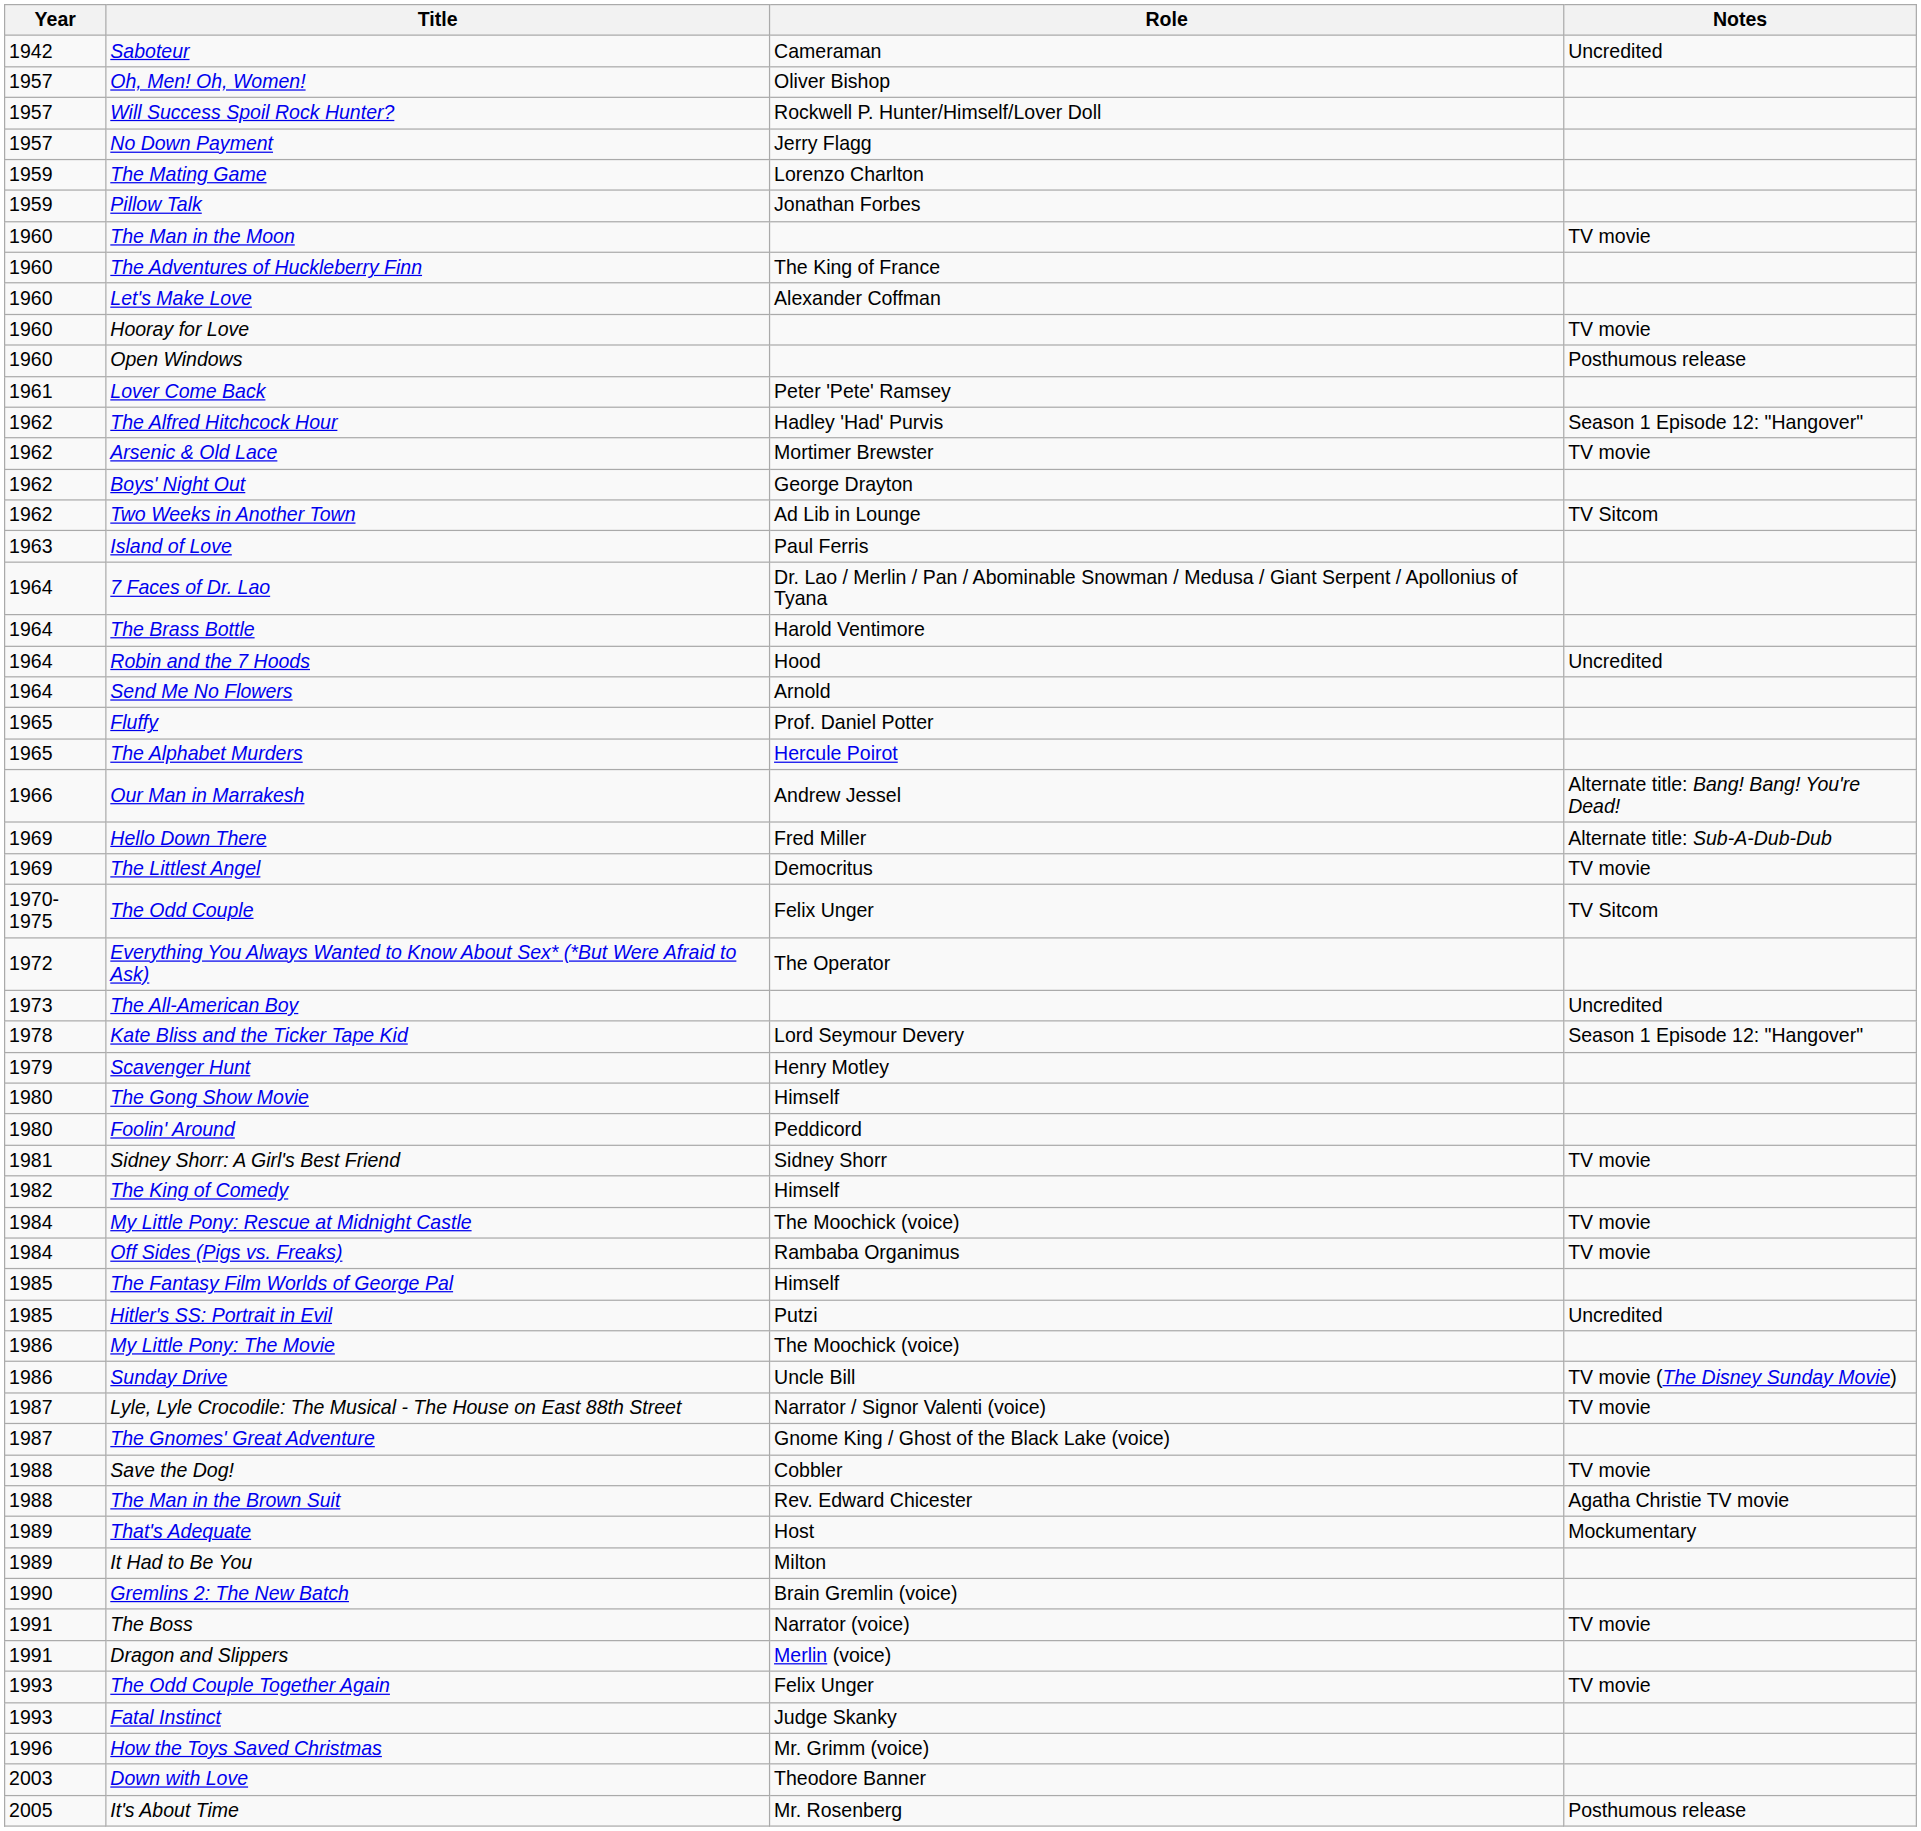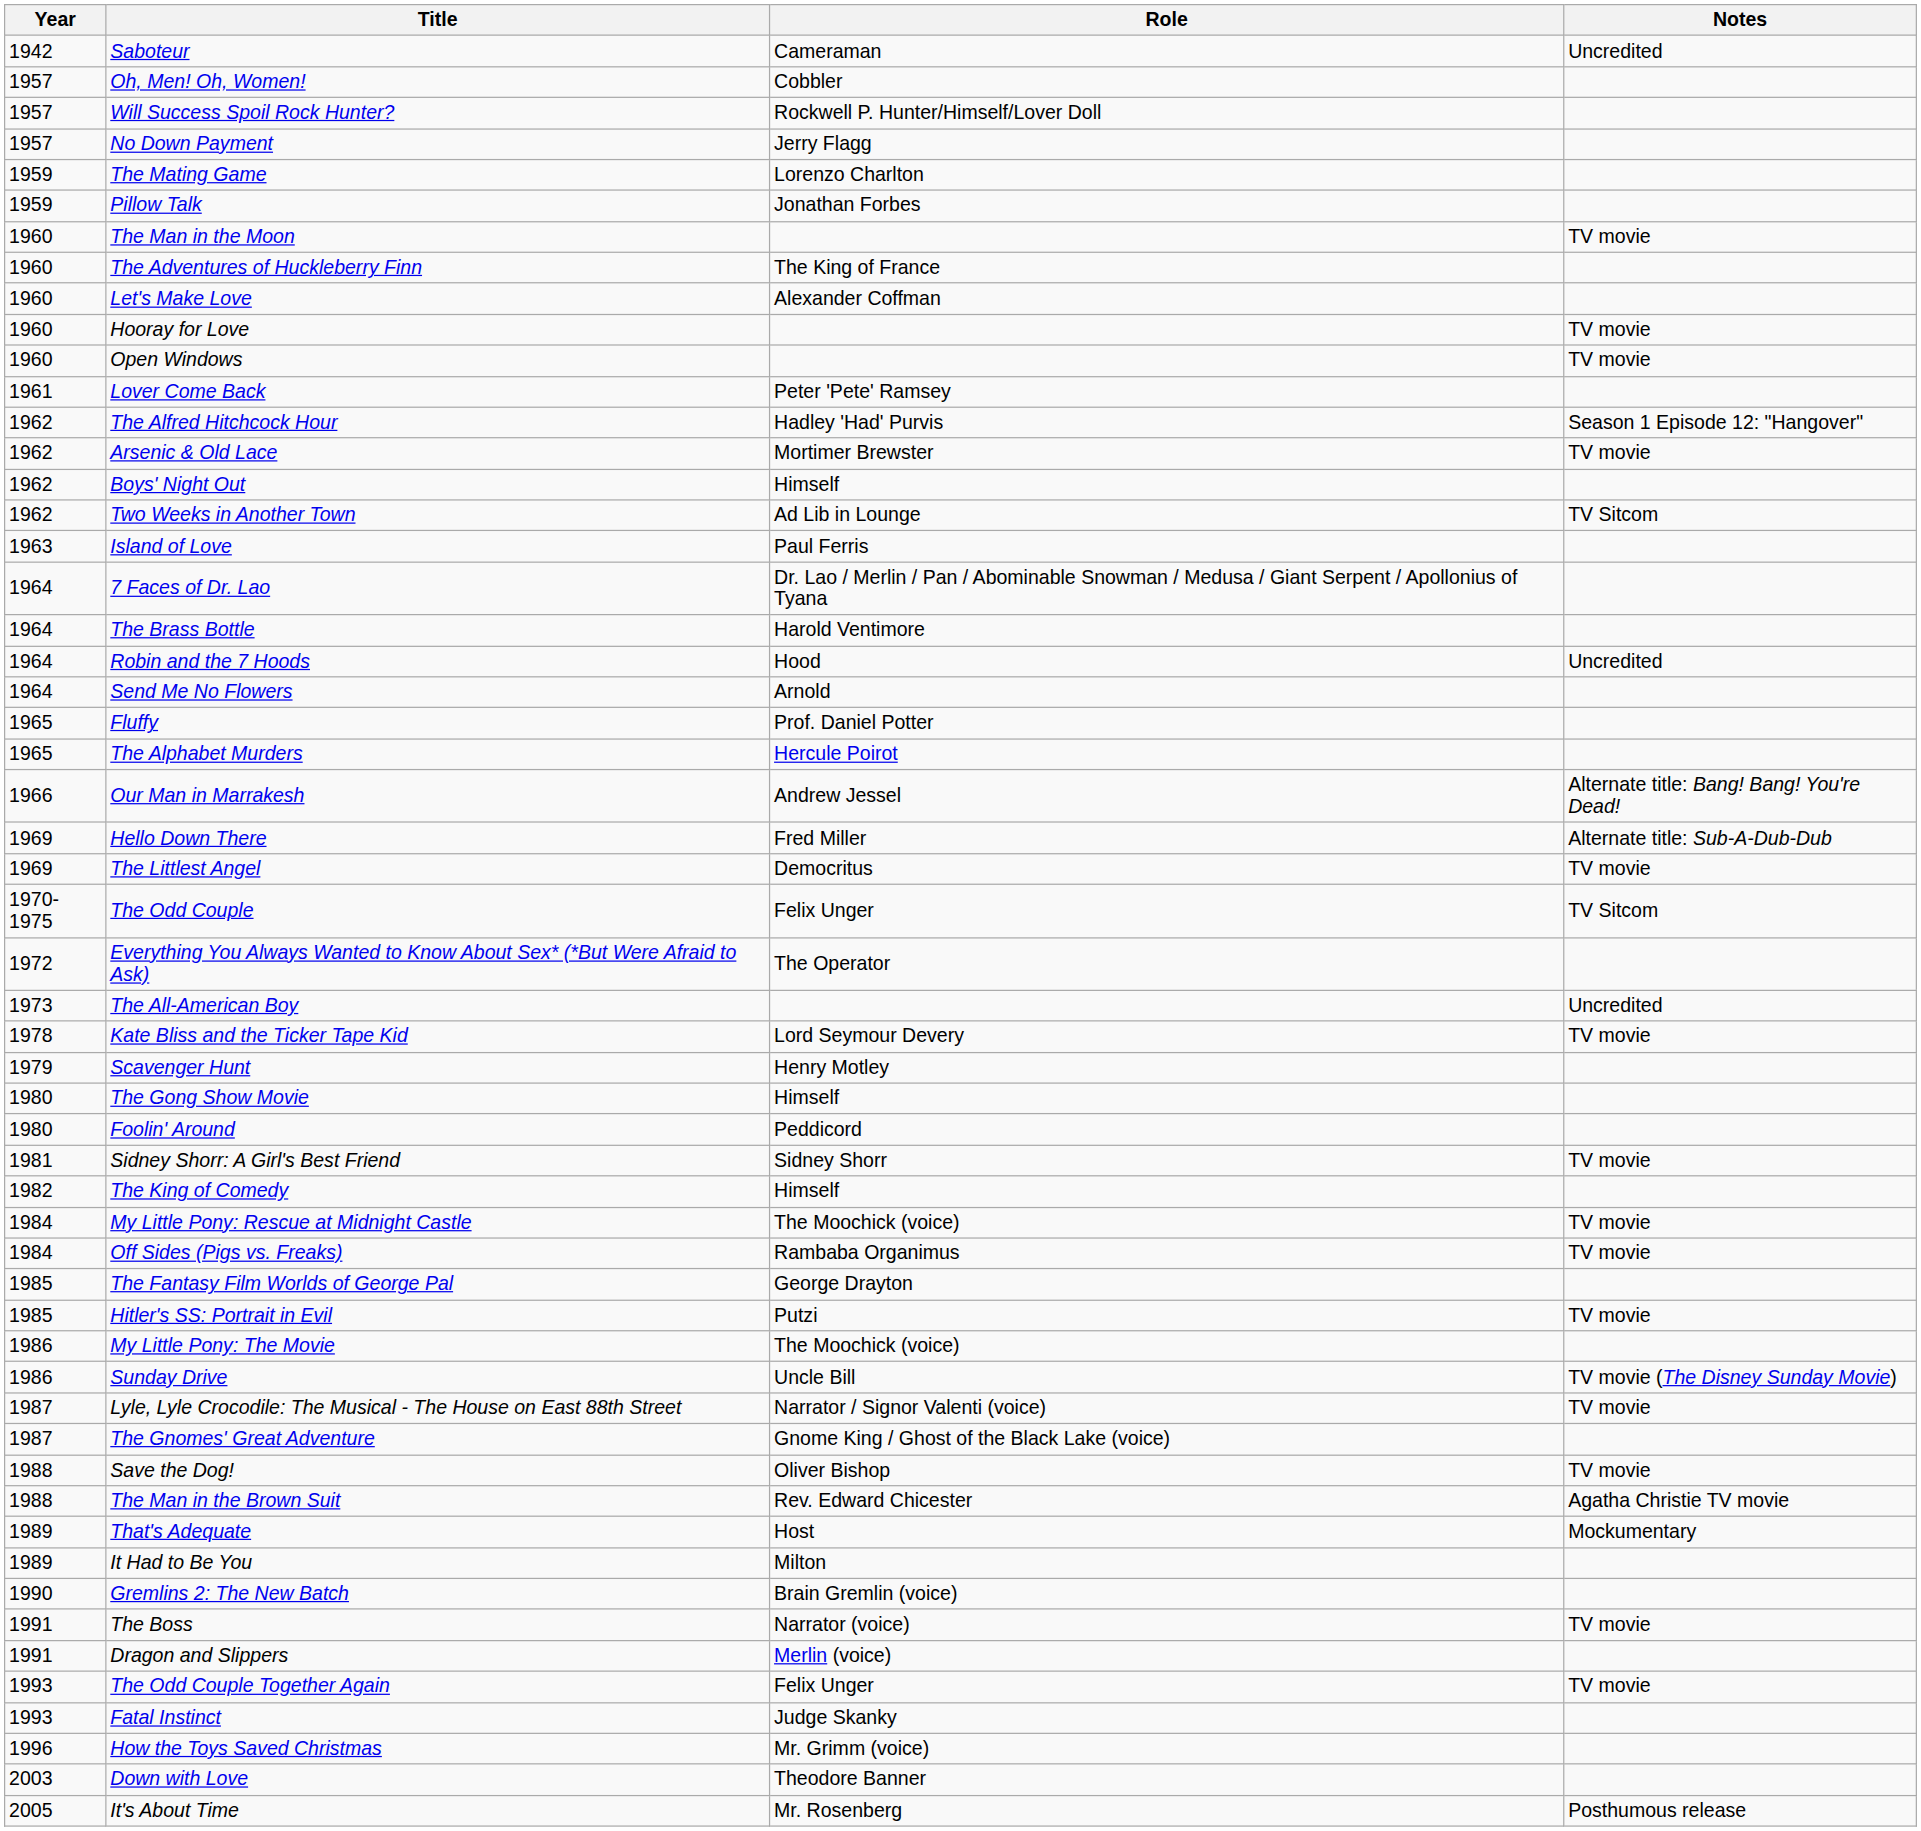(832, 81) Oliver Bishop -> (808, 81) Cobbler
(1657, 360) Posthumous release -> (1609, 360) TV movie
(844, 484) George Drayton -> (807, 484) Himself
(1716, 1036) Season 1 Episode 12: "Hangover" -> (1609, 1036) TV movie
(807, 1284) Himself -> (844, 1284) George Drayton
(1615, 1315) Uncredited -> (1609, 1315) TV movie
(808, 1469) Cobbler -> (832, 1469) Oliver Bishop
